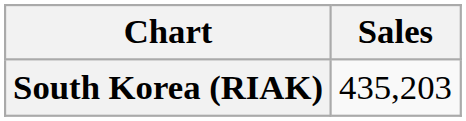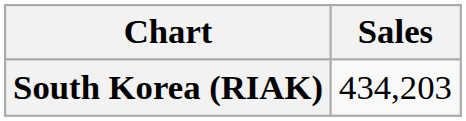(395, 87) 435,203 -> (395, 87) 434,203
